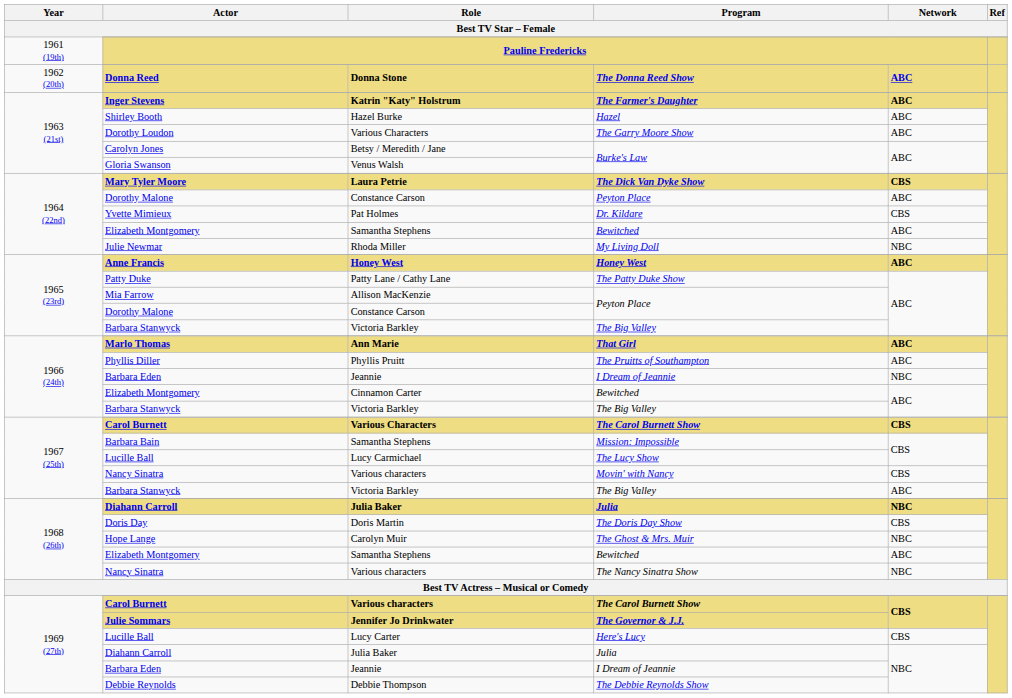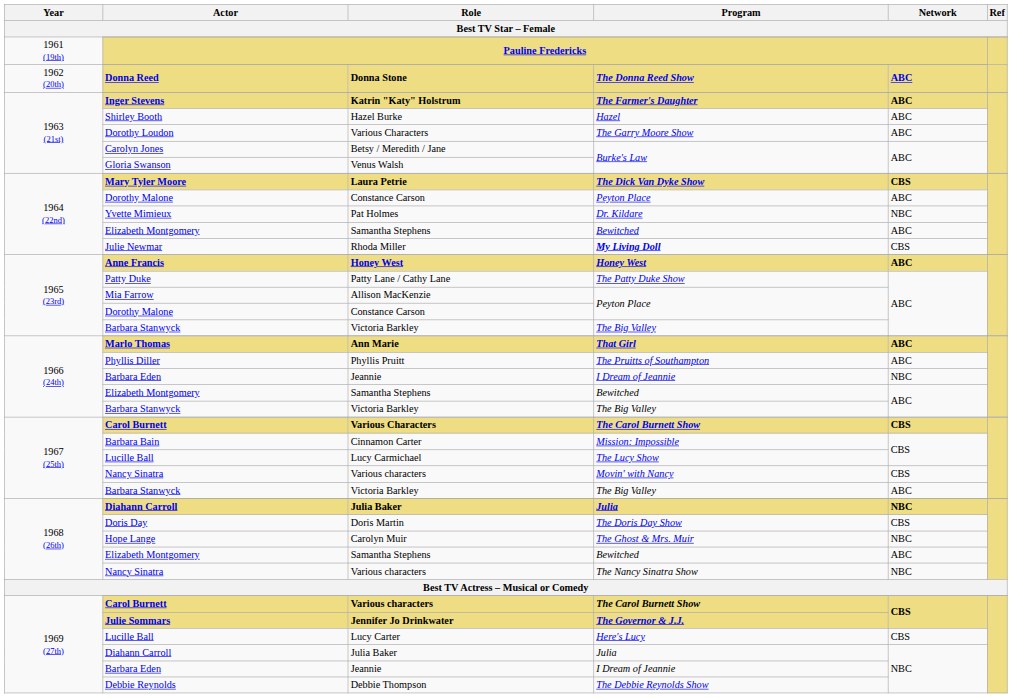(900, 214) CBS -> (901, 214) NBC
(628, 246) normal -> (628, 246) bold
(901, 246) NBC -> (900, 246) CBS
(386, 392) Cinnamon Carter -> (391, 392) Samantha Stephens
(391, 441) Samantha Stephens -> (386, 441) Cinnamon Carter
